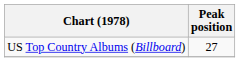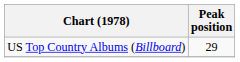(212, 47) 27 -> (212, 47) 29
